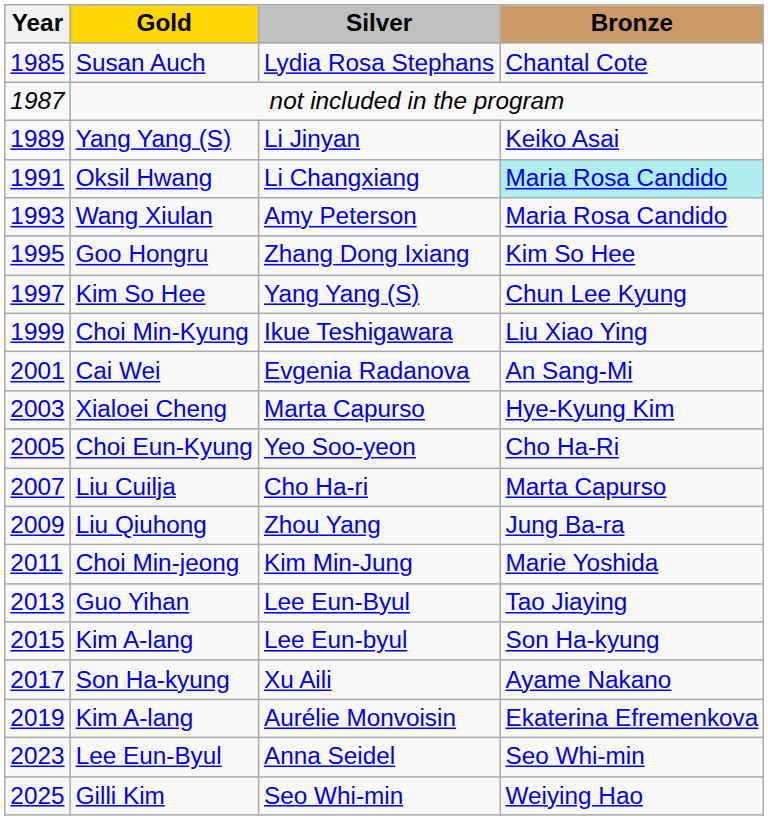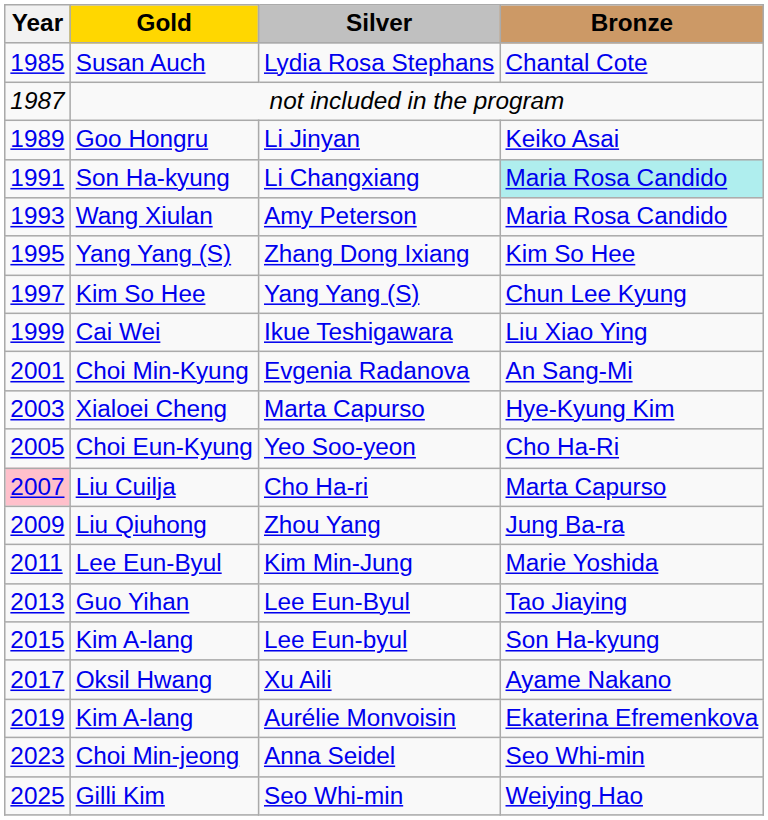(153, 139) Yang Yang (S) -> (142, 139) Goo Hongru
(144, 178) Oksil Hwang -> (153, 178) Son Ha-kyung
(142, 255) Goo Hongru -> (153, 255) Yang Yang (S)
(162, 332) Choi Min-Kyung -> (118, 332) Cai Wei
(118, 370) Cai Wei -> (162, 370) Choi Min-Kyung
(37, 486) no background -> (37, 486) pink background
(157, 563) Choi Min-jeong -> (149, 563) Lee Eun-Byul
(153, 679) Son Ha-kyung -> (144, 679) Oksil Hwang
(149, 756) Lee Eun-Byul -> (157, 756) Choi Min-jeong
